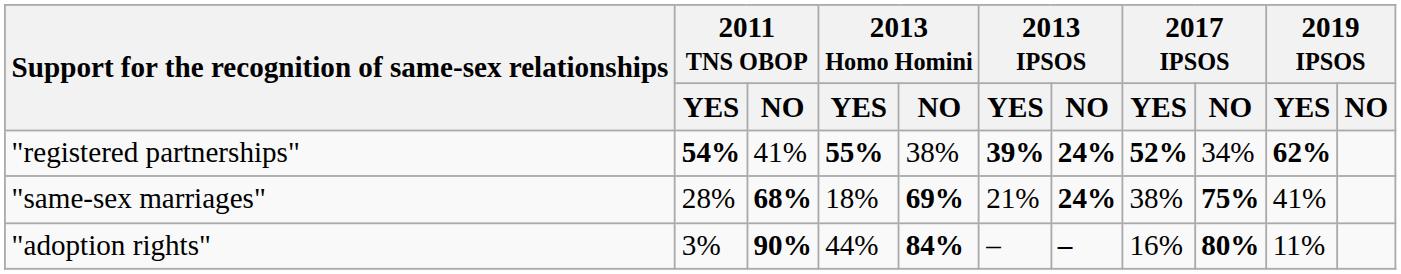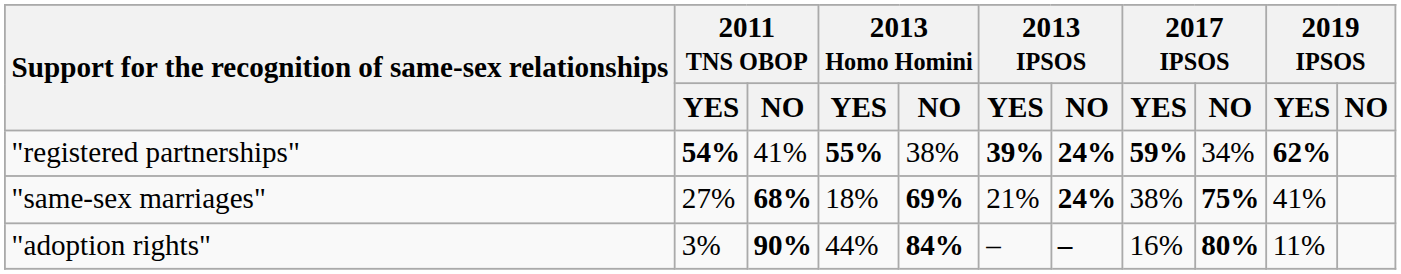(1159, 152) 52% -> (1159, 152) 59%
(709, 198) 28% -> (709, 198) 27%
